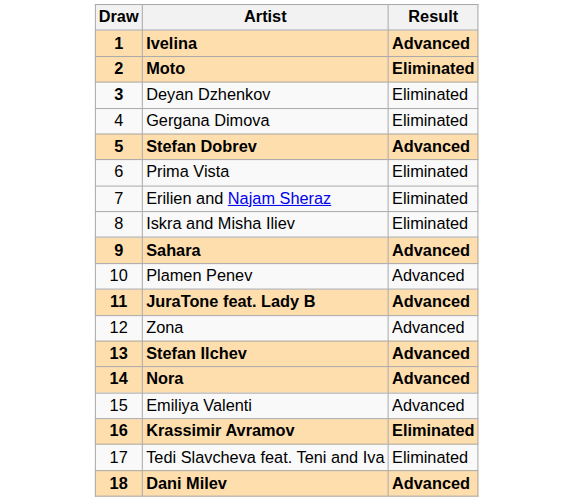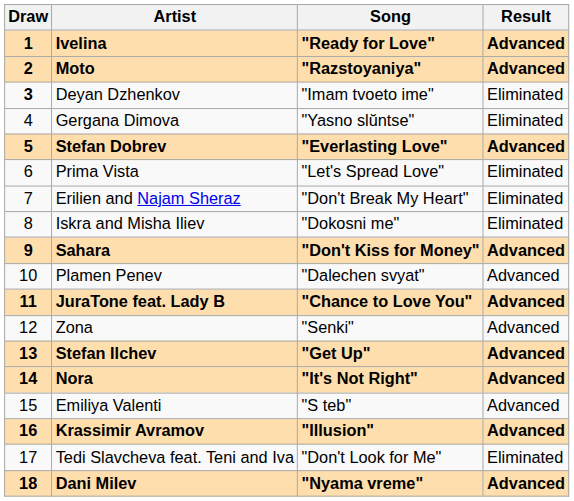+ column: (391, 17)
(433, 69) Eliminated -> (526, 69) Advanced
(433, 431) Eliminated -> (526, 431) Advanced
